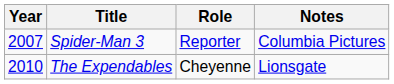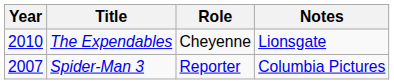rows swapped: (97, 41) <-> (111, 66)
